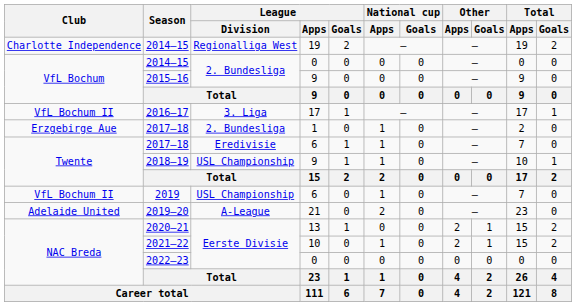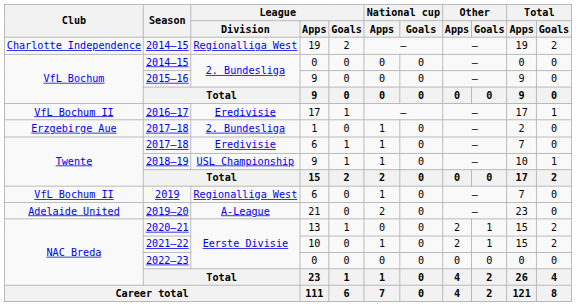(245, 112) 3. Liga -> (245, 112) Eredivisie
(245, 194) USL Championship -> (245, 194) Regionalliga West
